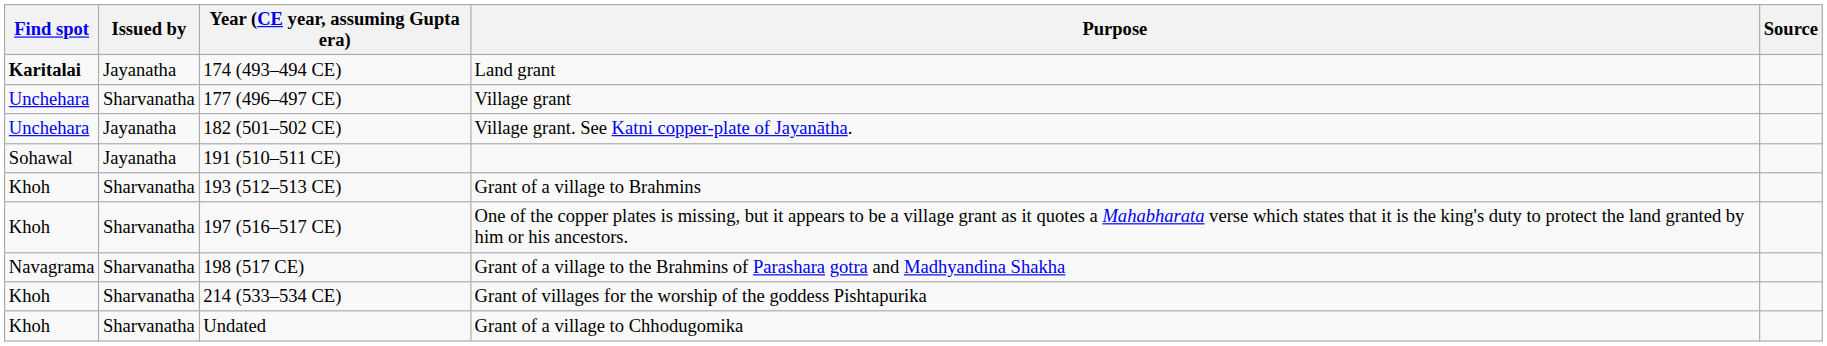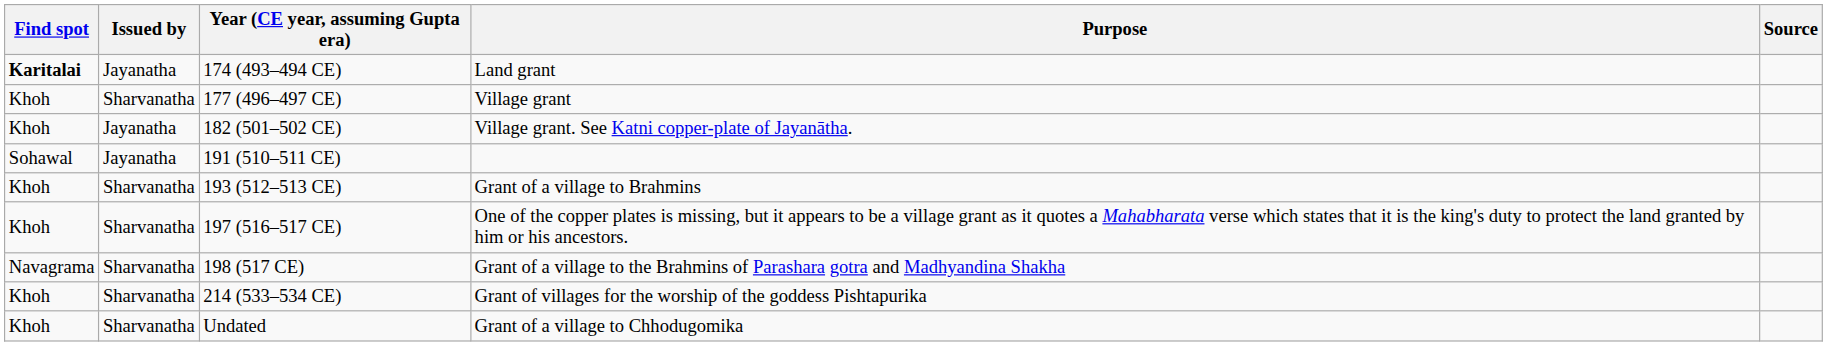(49, 98) Unchehara -> (29, 98) Khoh
(49, 128) Unchehara -> (29, 128) Khoh
